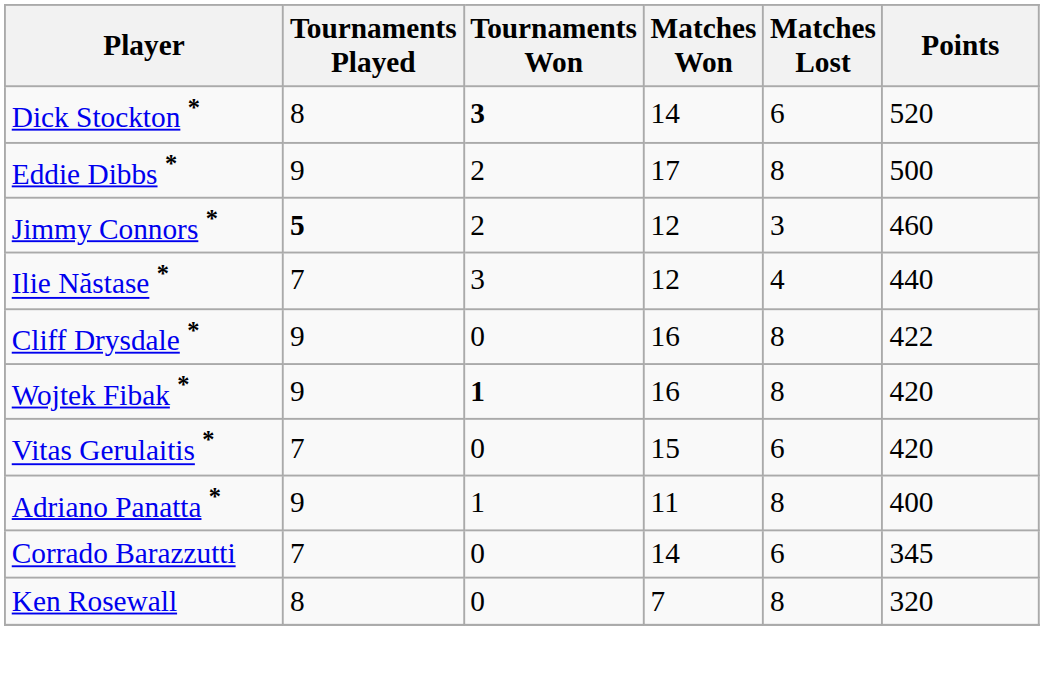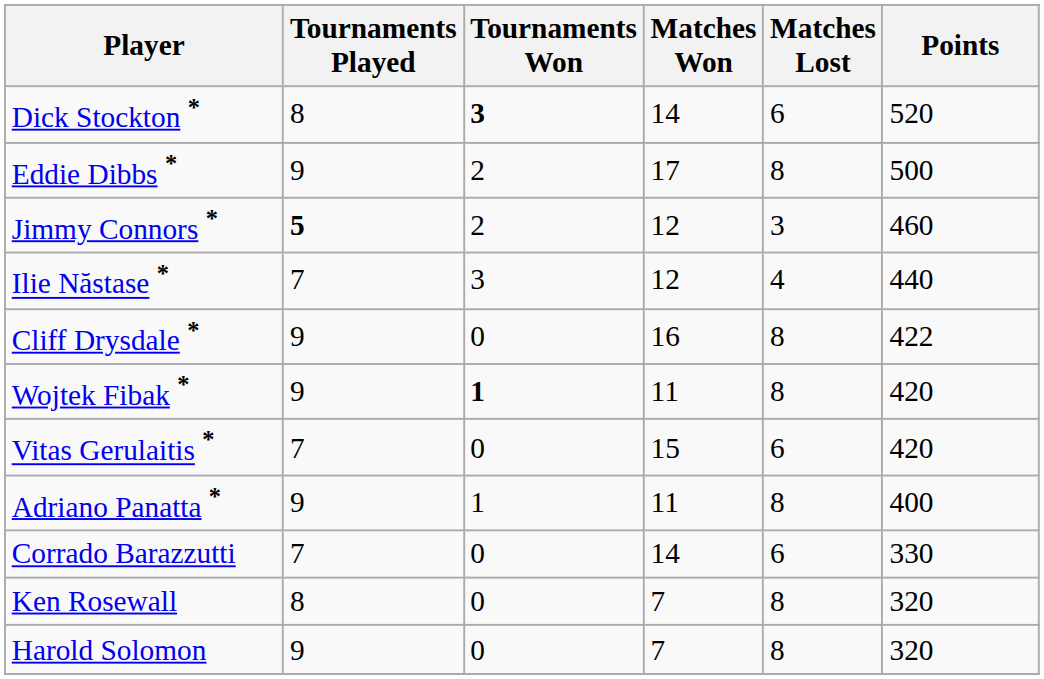(665, 390) 16 -> (665, 390) 11
(912, 553) 345 -> (912, 553) 330
+ row: (109, 648)
